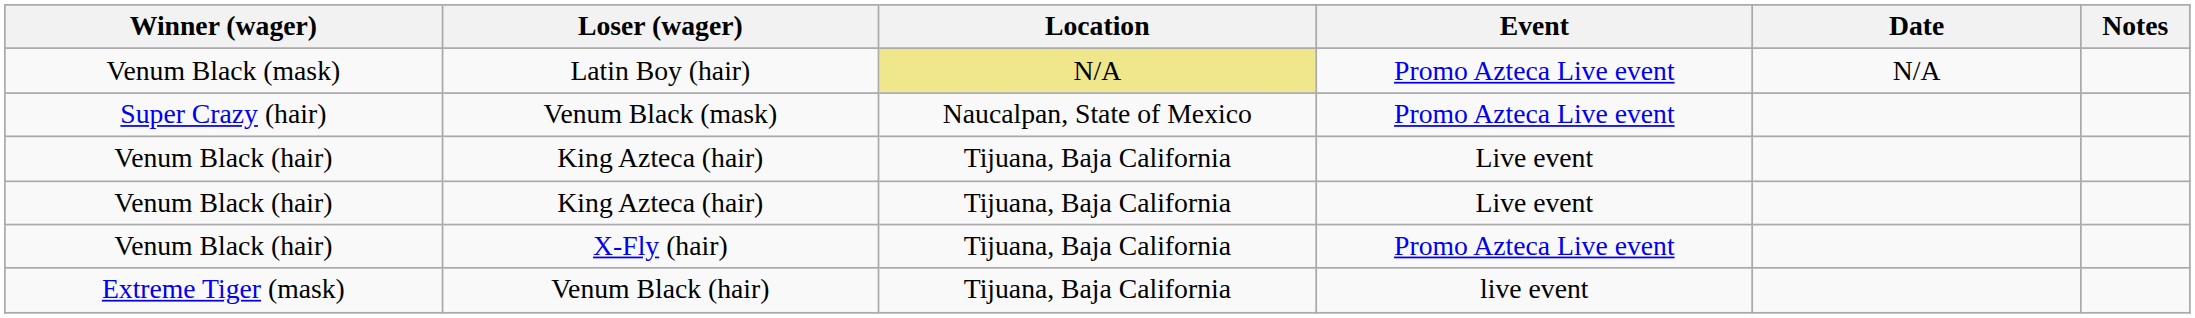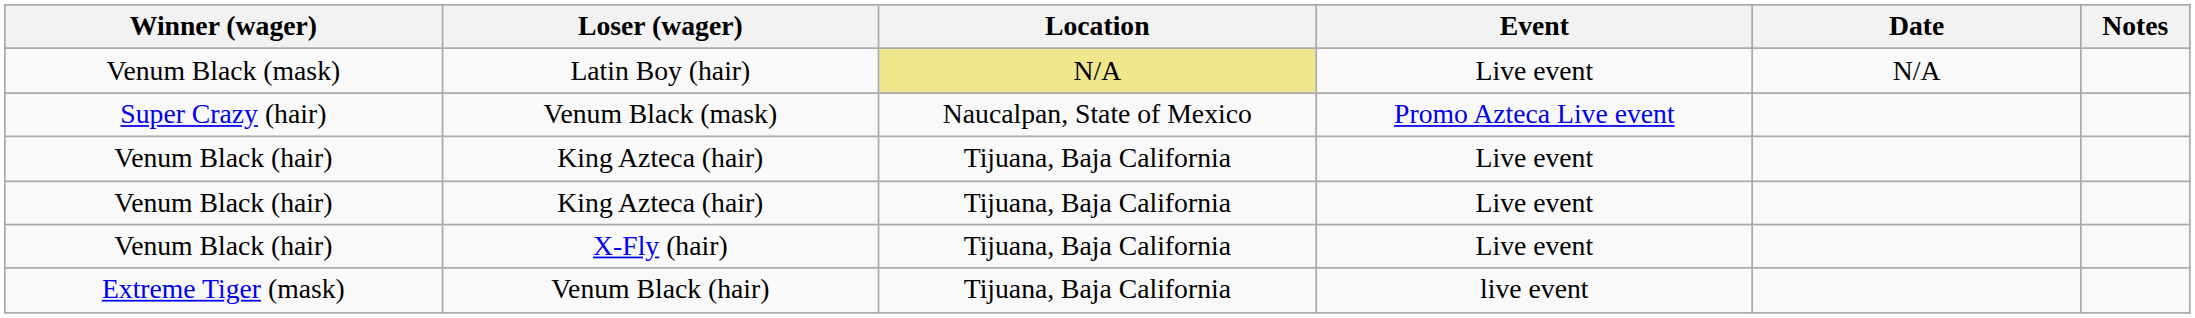(1534, 70) Promo Azteca Live event -> (1534, 70) Live event
(1534, 245) Promo Azteca Live event -> (1534, 245) Live event
